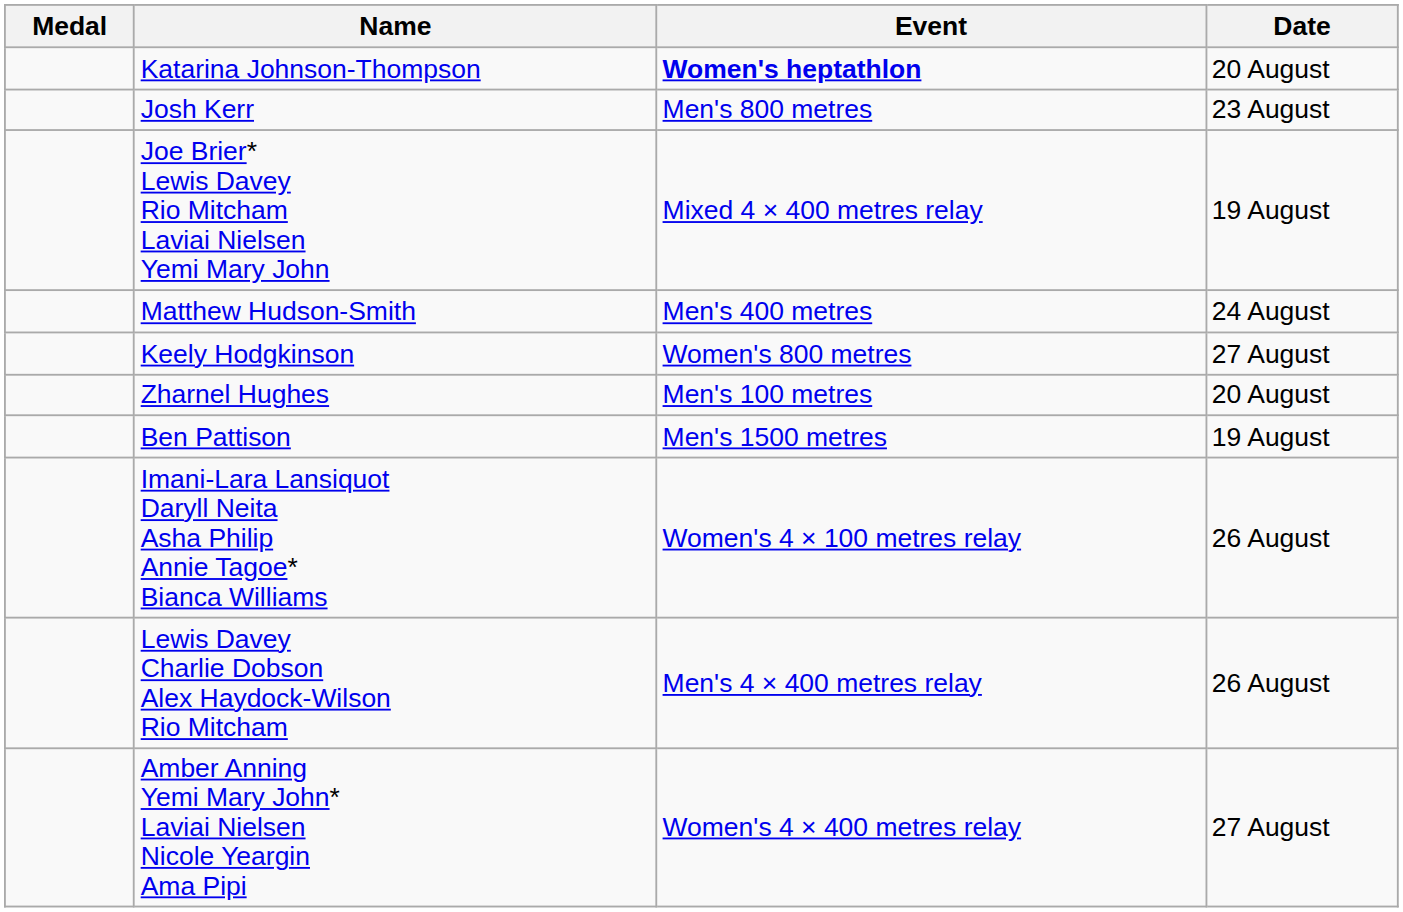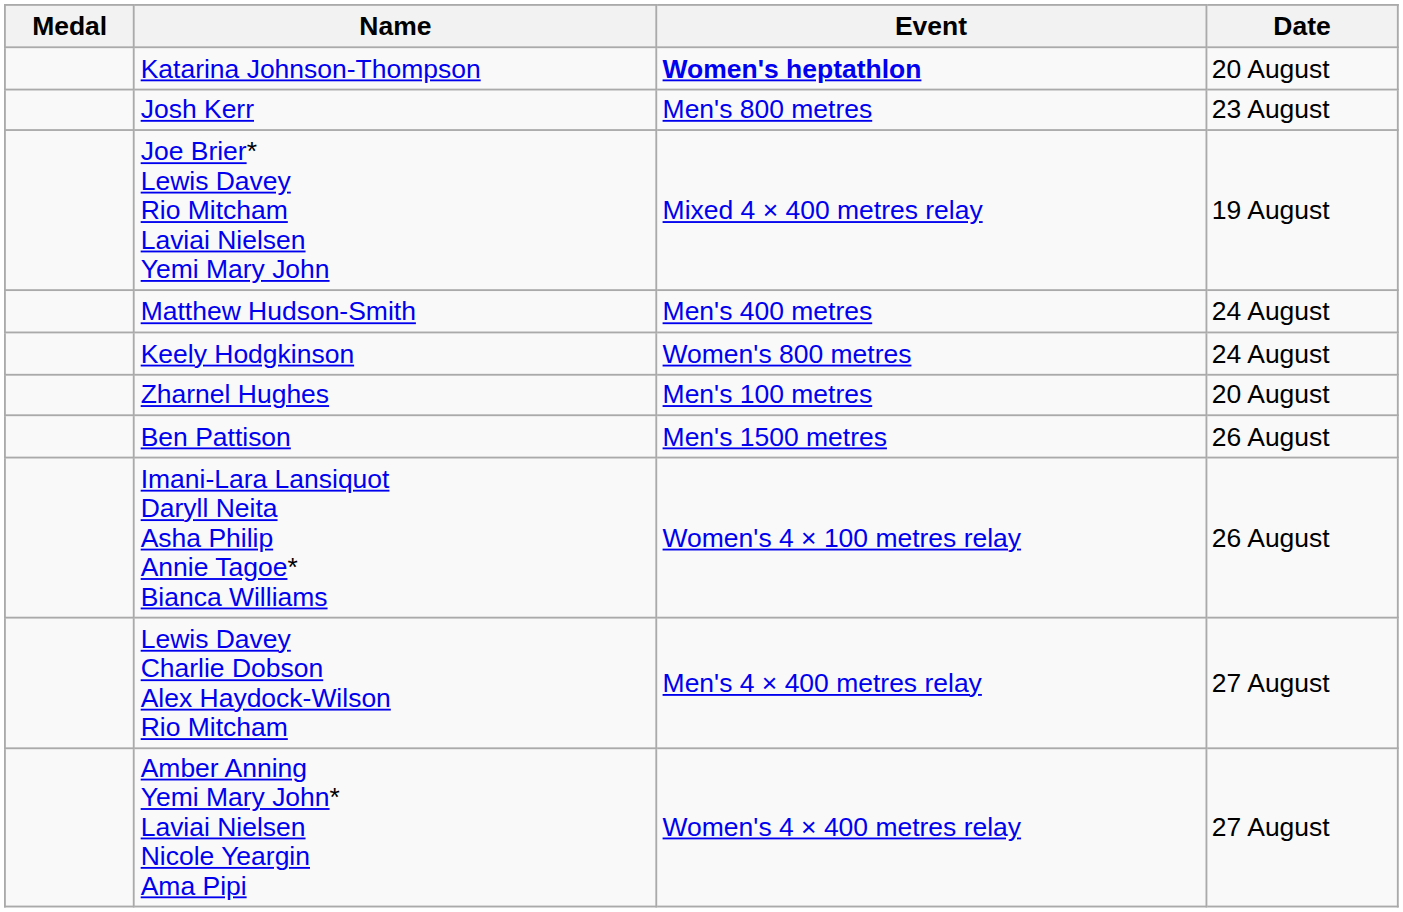(1271, 353) 27 August -> (1271, 353) 24 August
(1271, 437) 19 August -> (1271, 437) 26 August
(1271, 683) 26 August -> (1271, 683) 27 August
